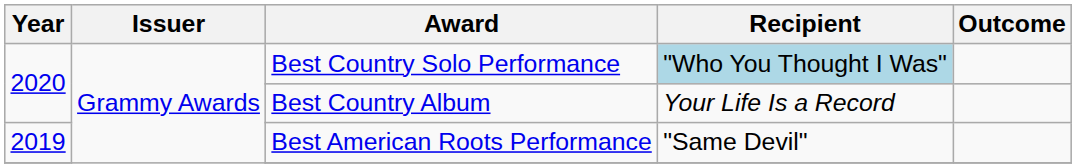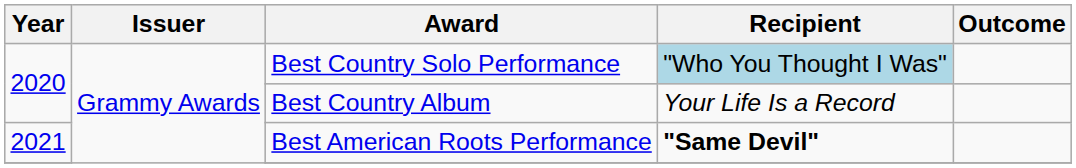(38, 142) 2019 -> (38, 142) 2021
(735, 142) normal -> (741, 142) bold
